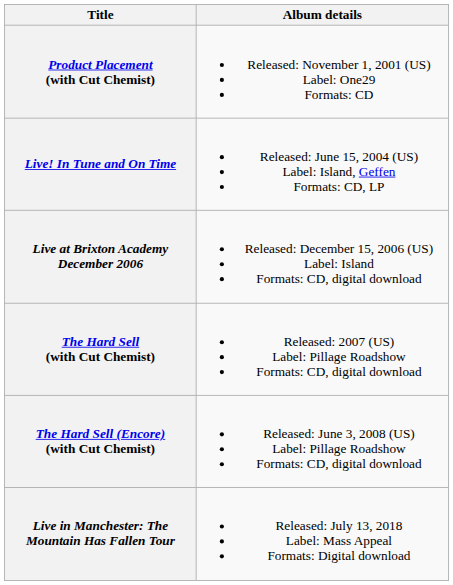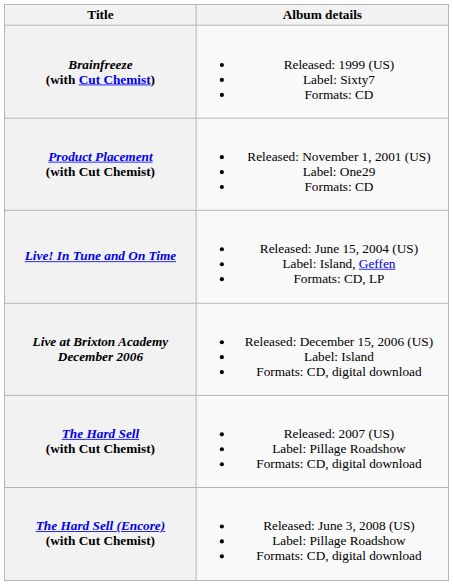+ row: (100, 71)
- row: (100, 533)
